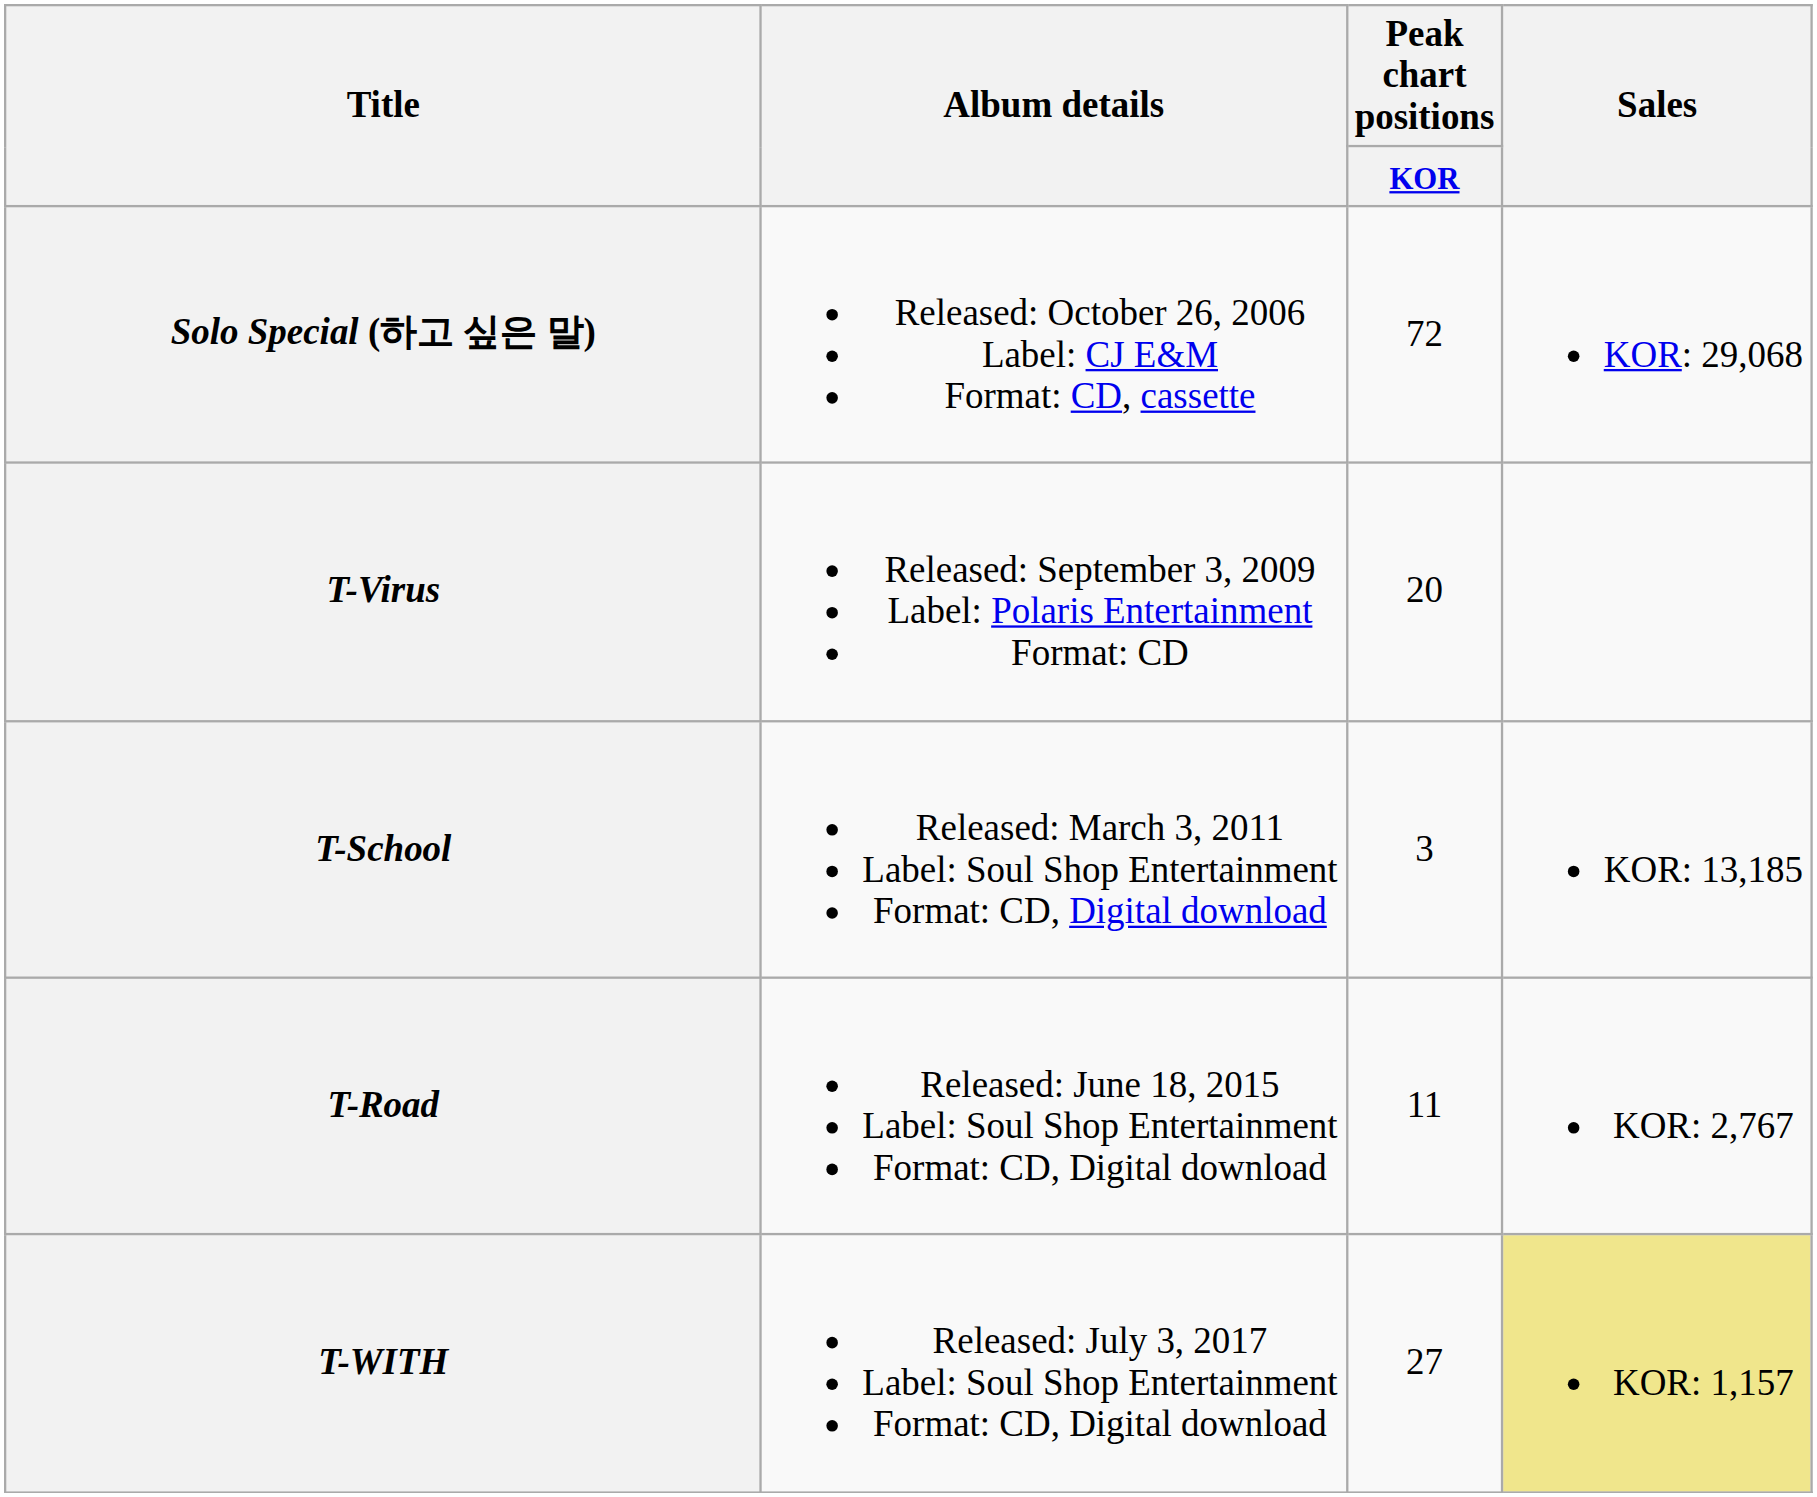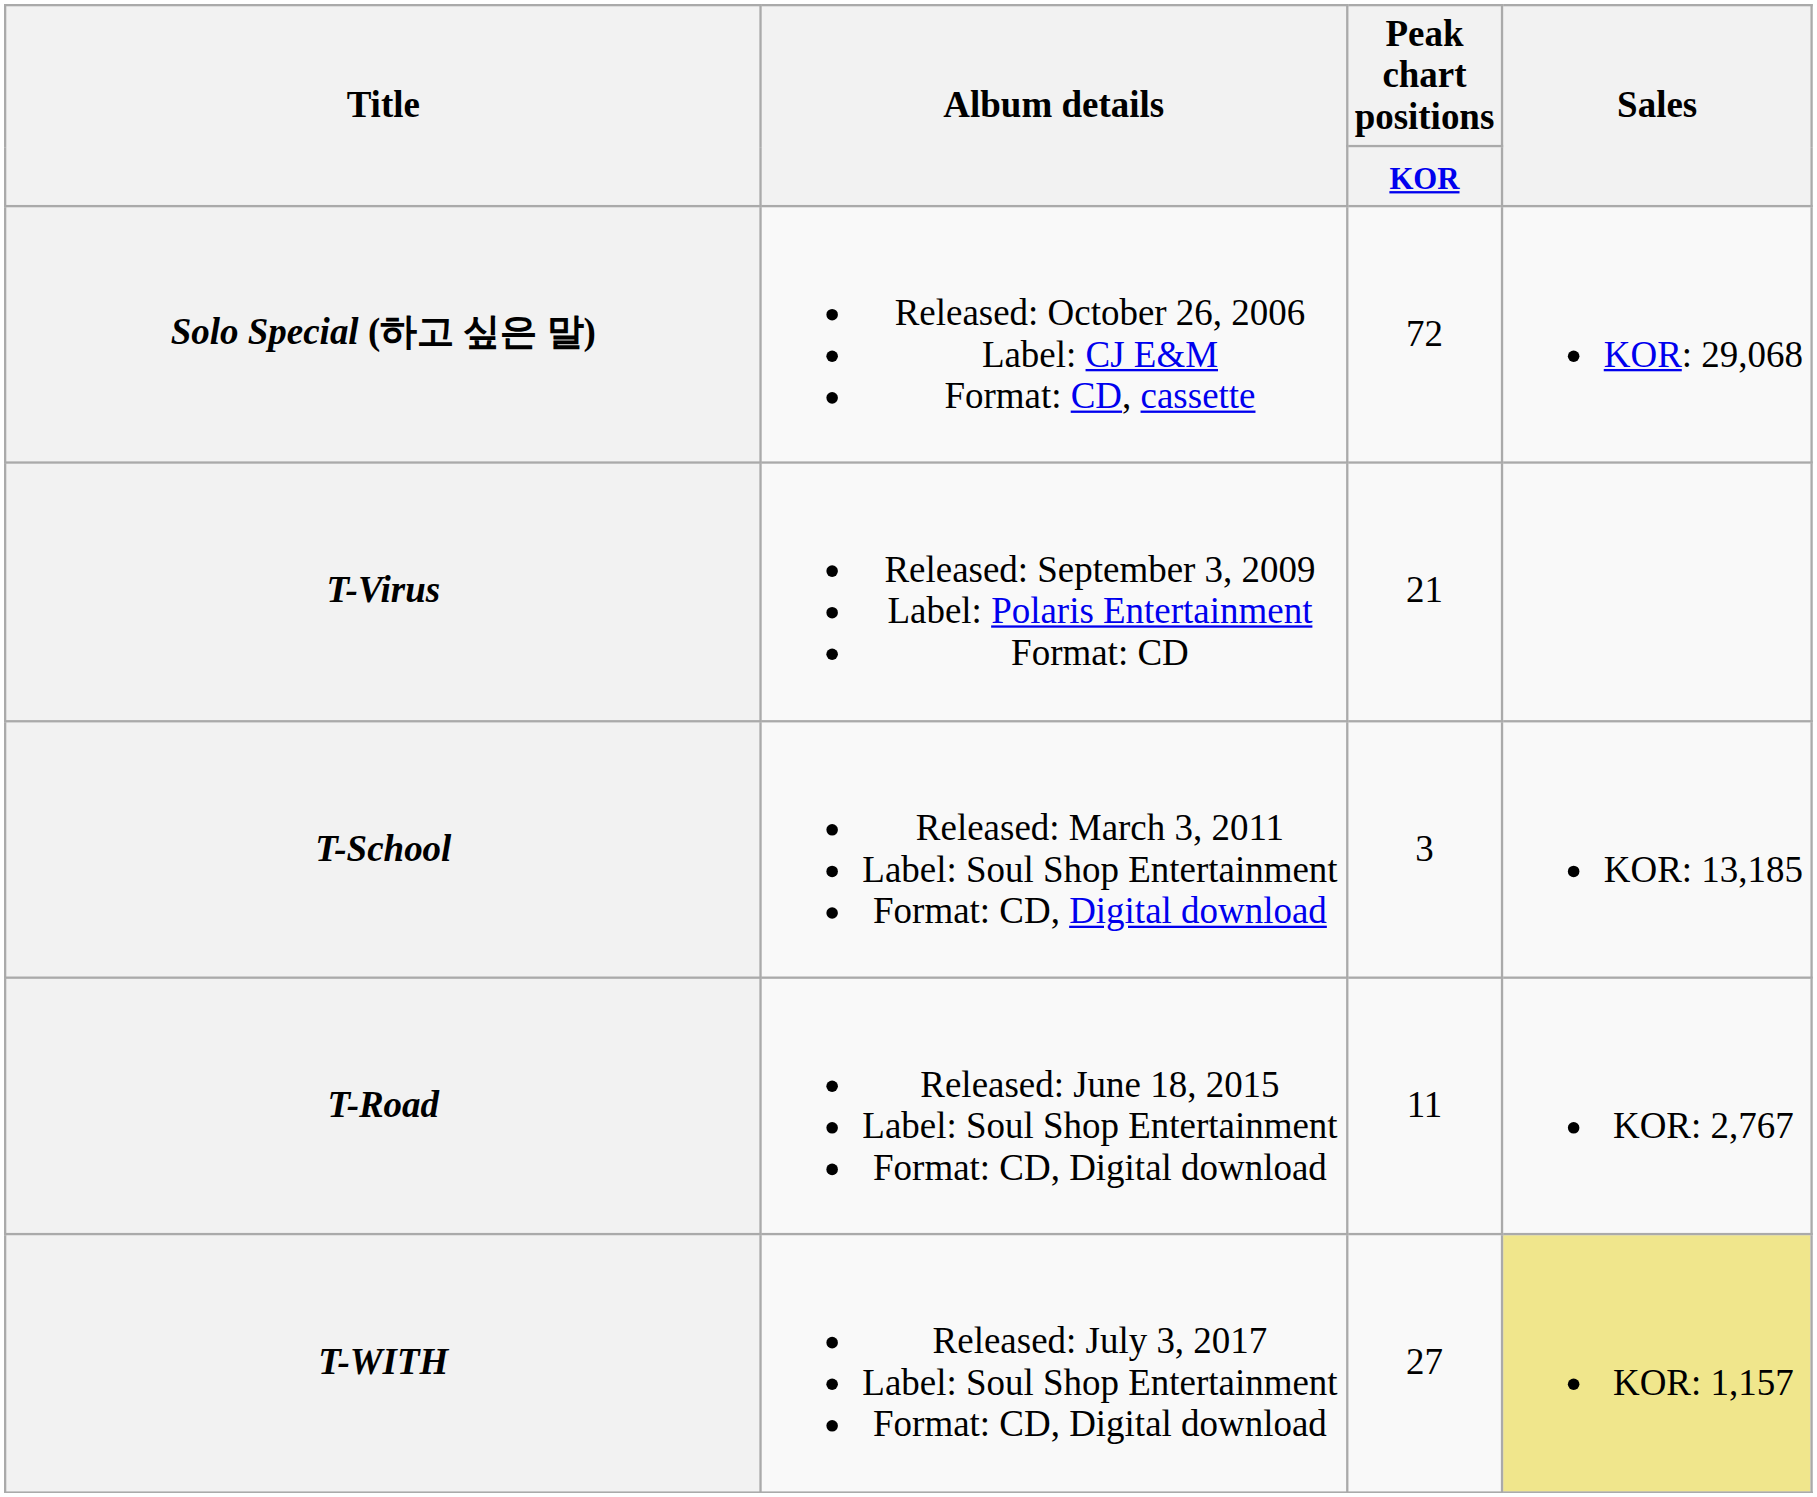(1424, 590) 20 -> (1424, 590) 21
